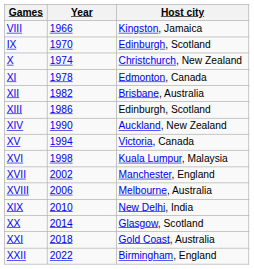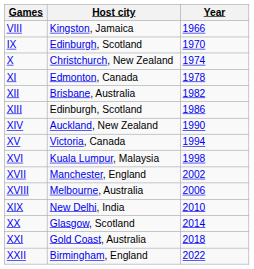columns swapped: (82, 12) <-> (183, 12)
